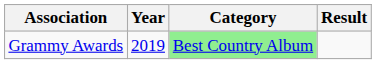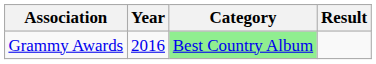(148, 44) 2019 -> (148, 44) 2016
